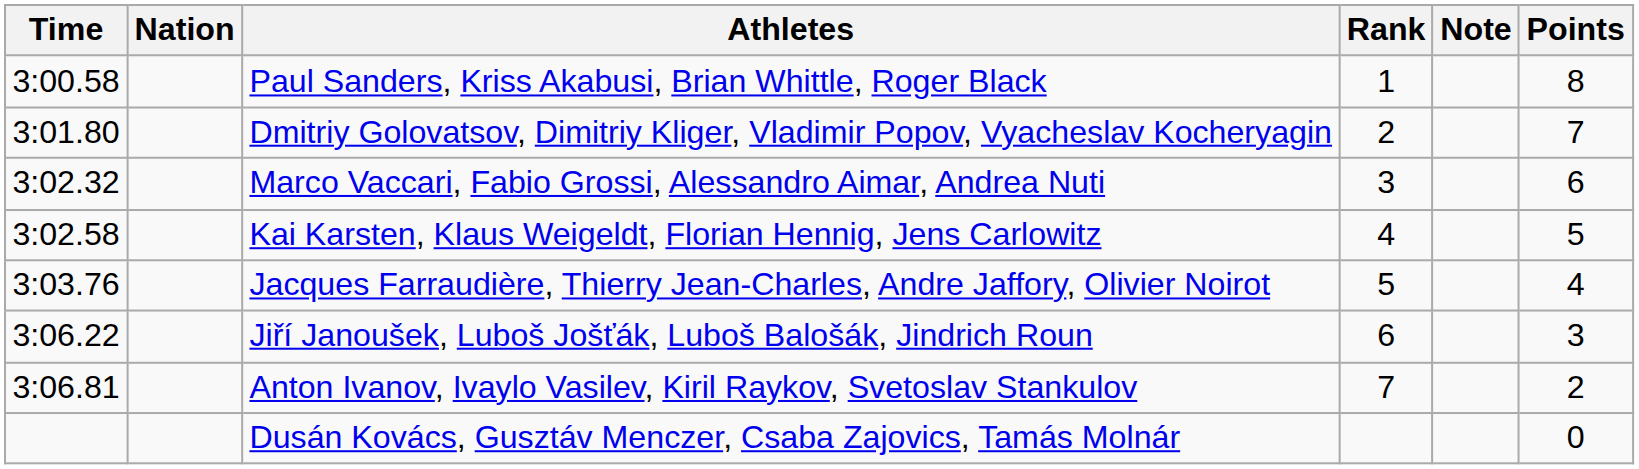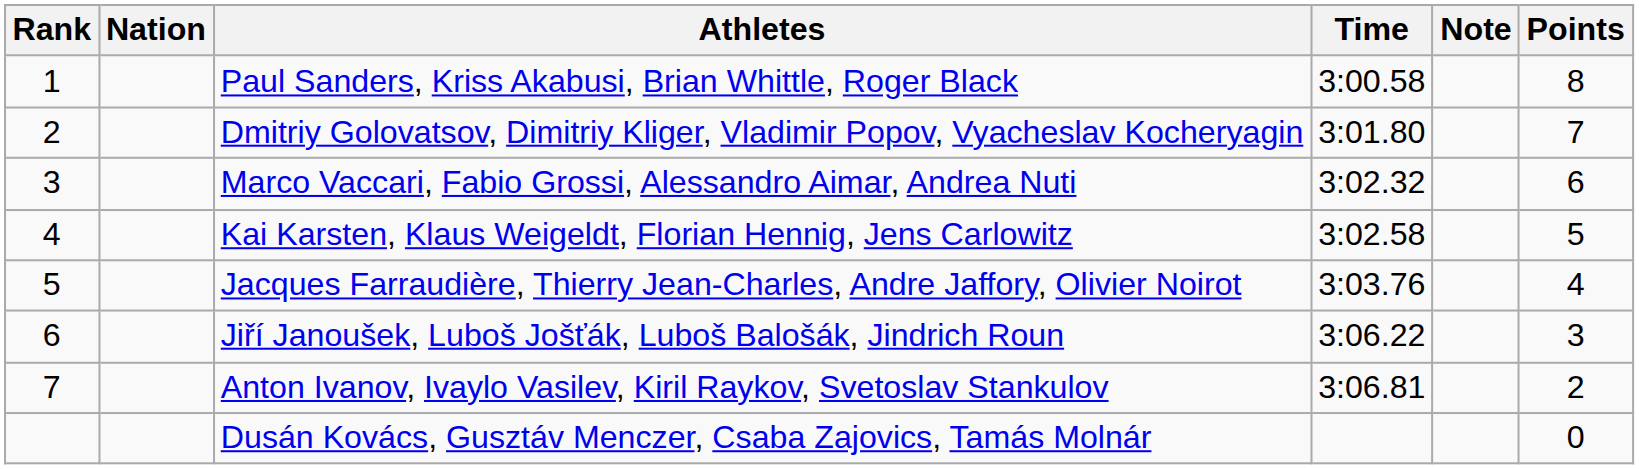columns swapped: (1386, 30) <-> (66, 30)
